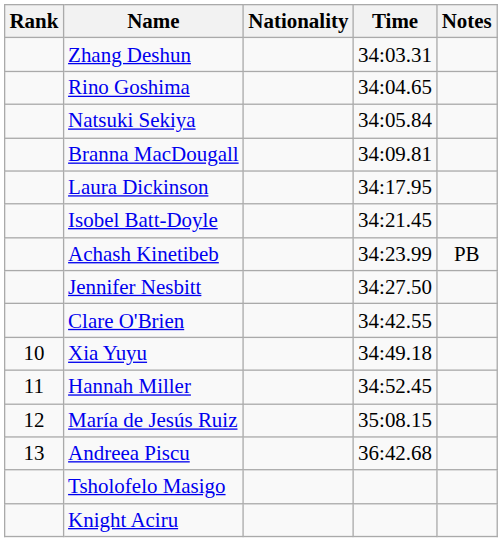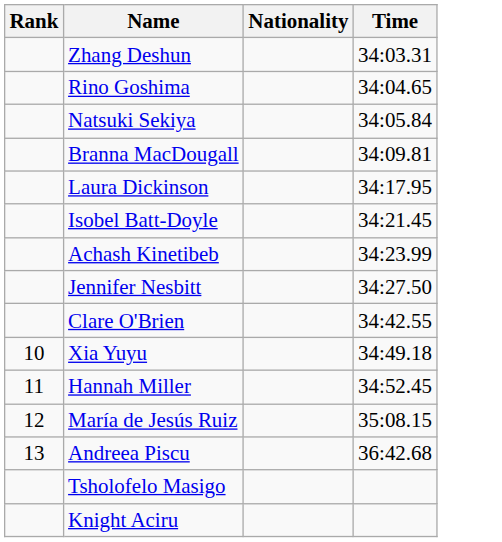- column: (467, 21)
